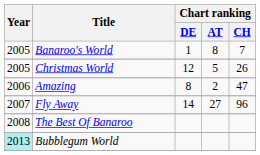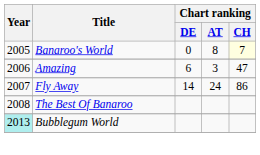(188, 50) 1 -> (188, 50) 0
(242, 50) no background -> (242, 50) lightyellow background
- row: (74, 68)
(188, 86) 8 -> (188, 68) 6
(215, 86) 2 -> (215, 68) 3
(215, 104) 27 -> (215, 86) 24
(242, 104) 96 -> (242, 86) 86
